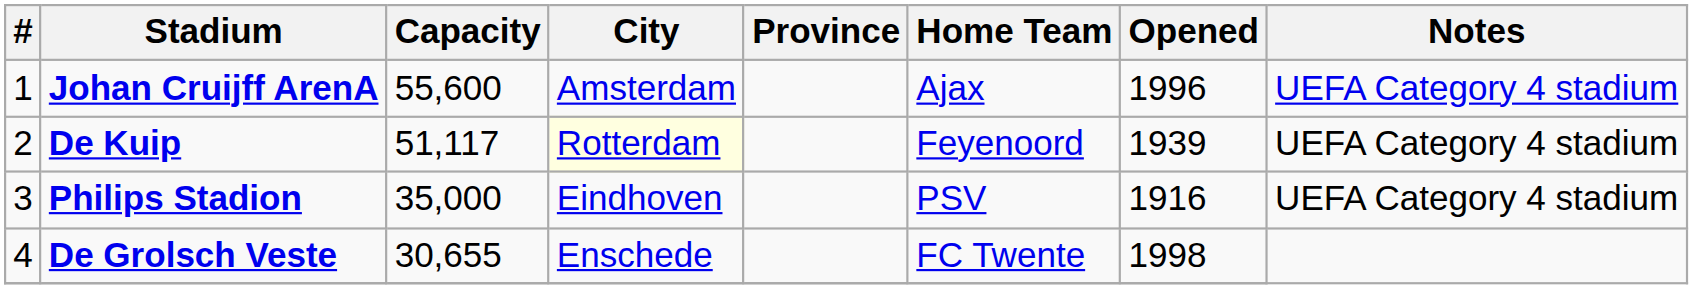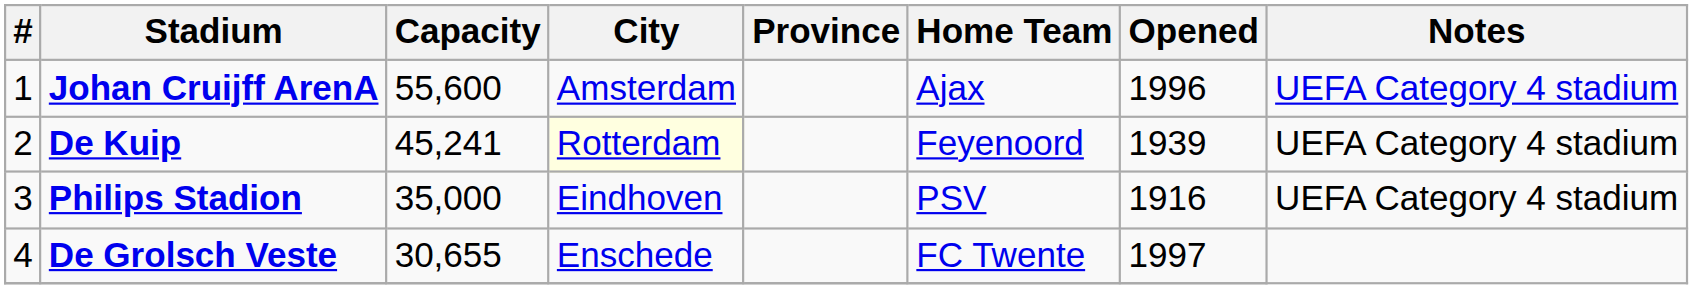(447, 143) 51,117 -> (448, 143) 45,241
(1168, 254) 1998 -> (1168, 254) 1997
